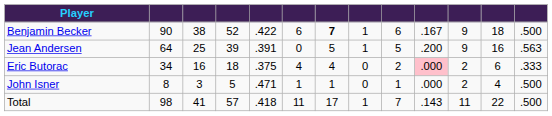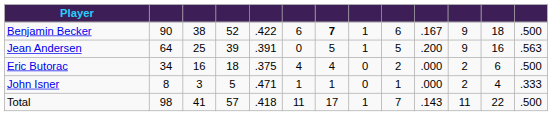(431, 66) pink background -> (431, 66) no background
(531, 66) .333 -> (531, 66) .500
(531, 84) .500 -> (531, 84) .333
